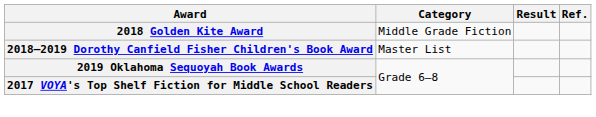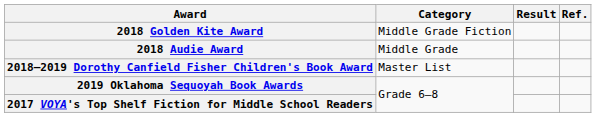+ row: (190, 49)
